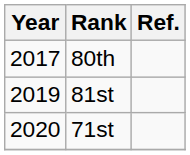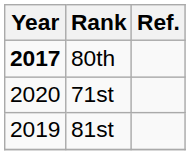(35, 58) normal -> (35, 58) bold
rows swapped: (92, 94) <-> (92, 130)
